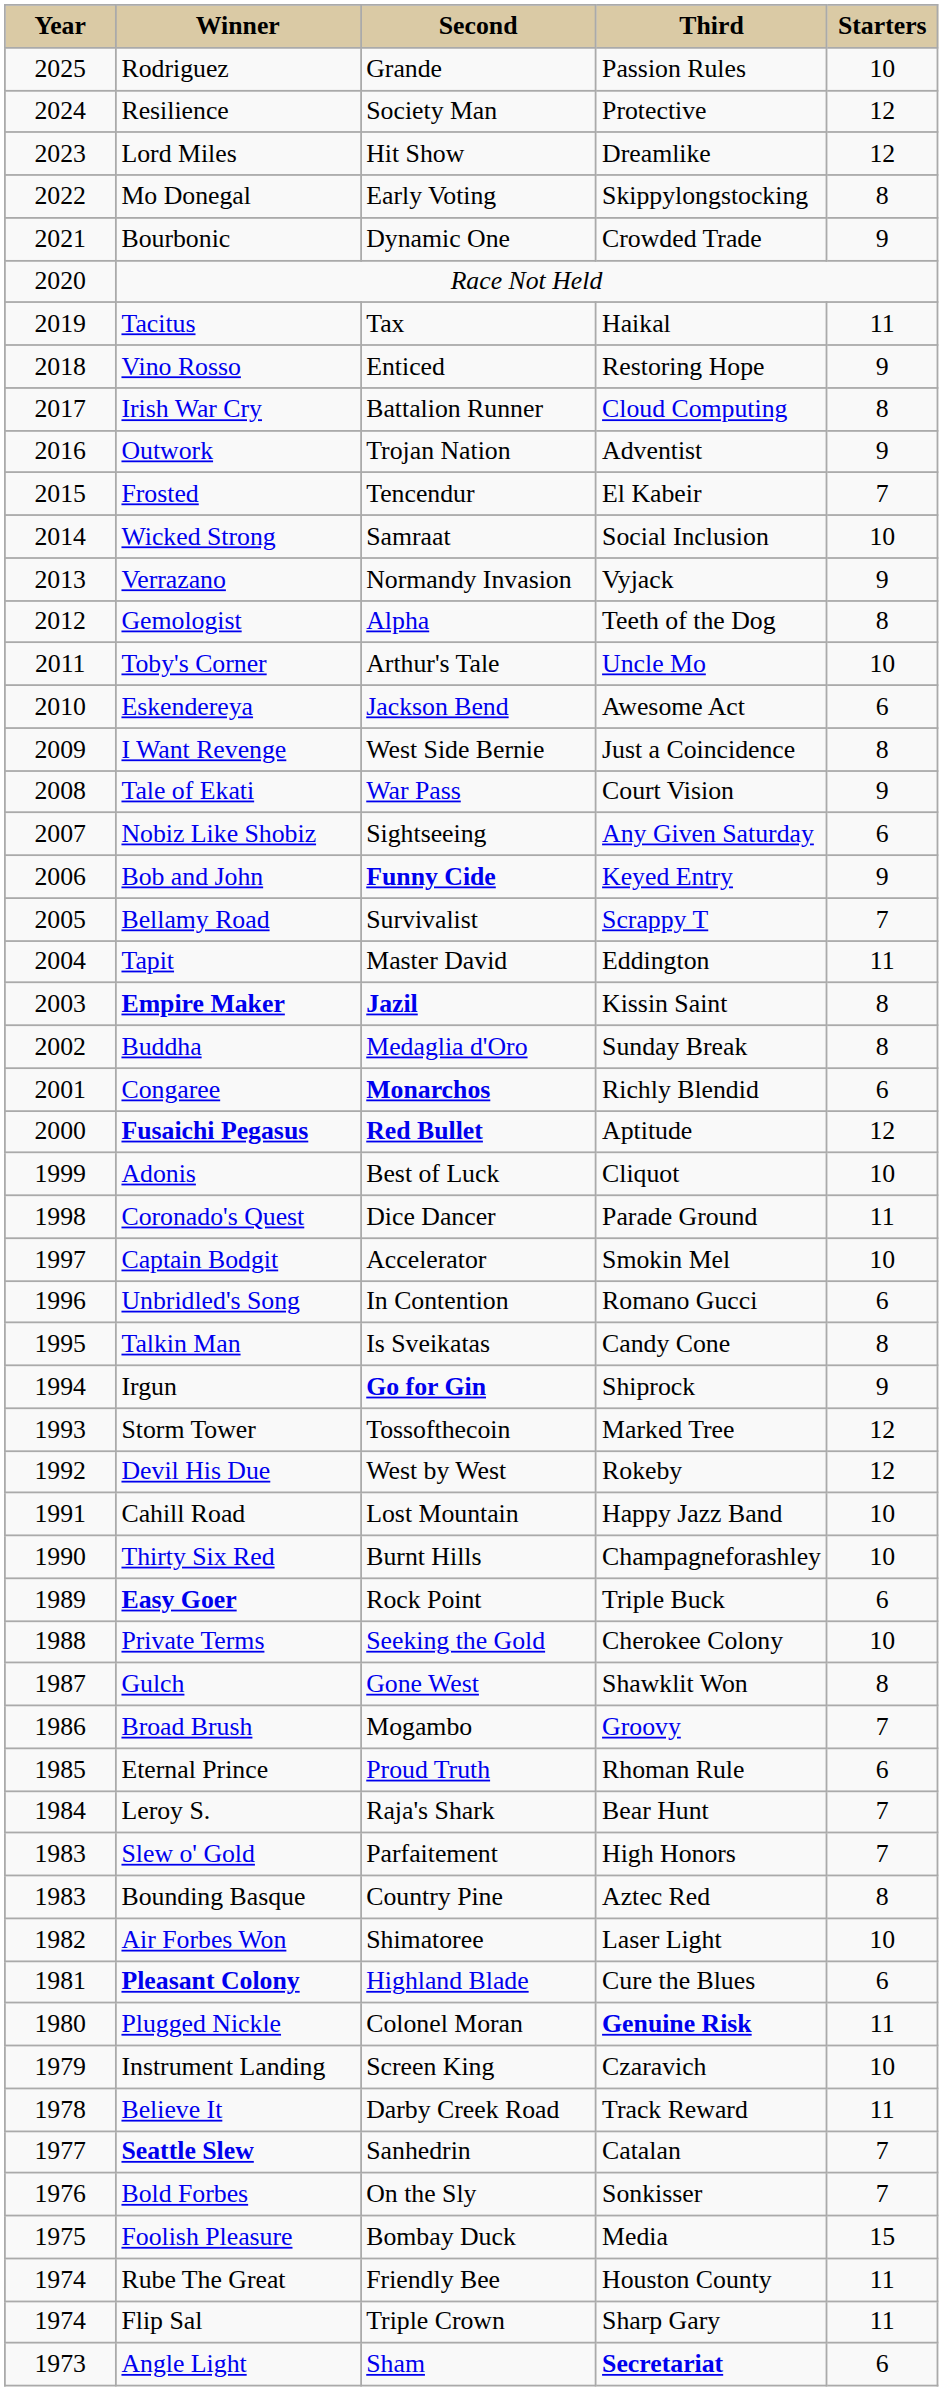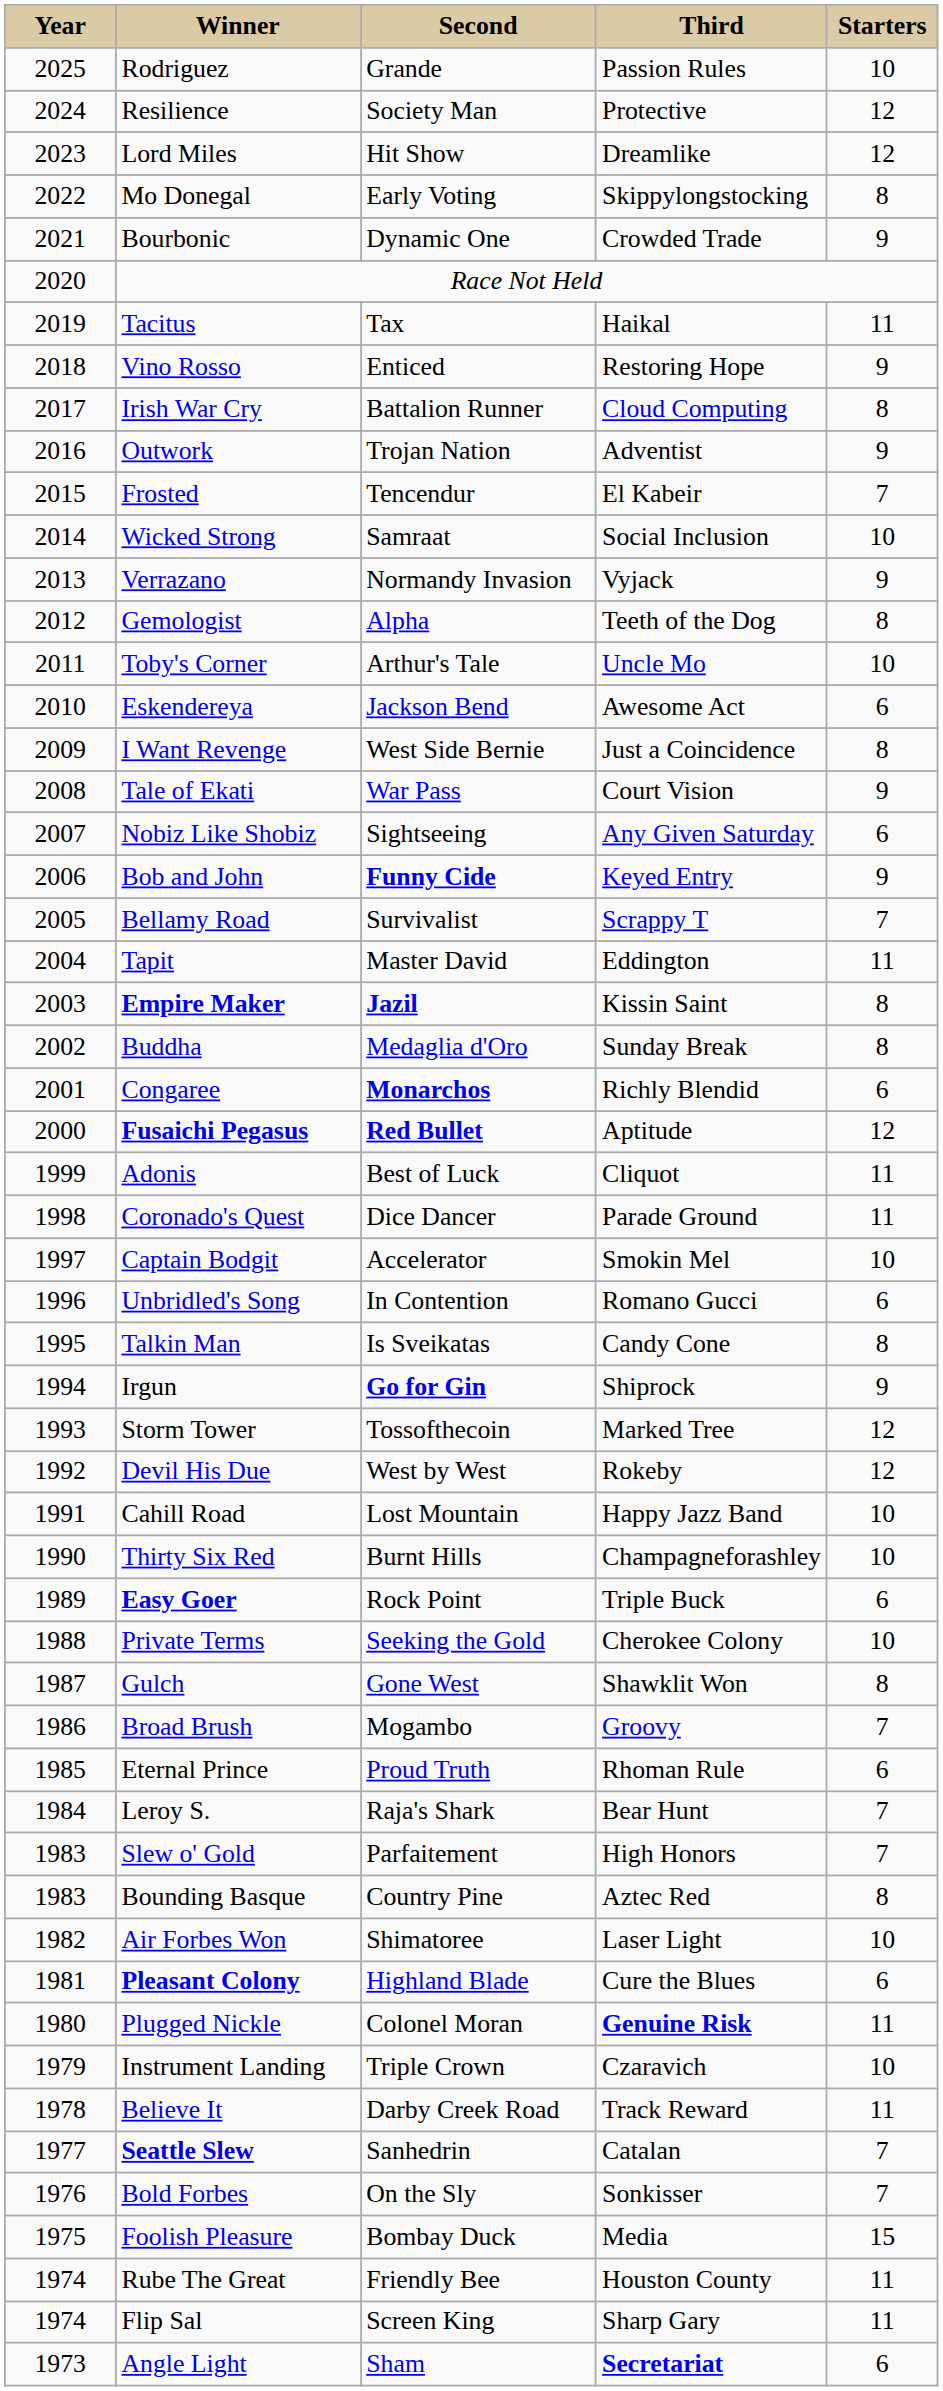(882, 1173) 10 -> (882, 1173) 11
(430, 2066) Screen King -> (436, 2066) Triple Crown
(436, 2321) Triple Crown -> (430, 2321) Screen King
